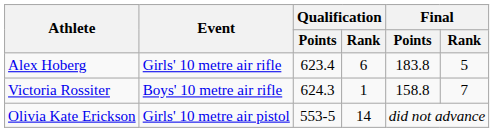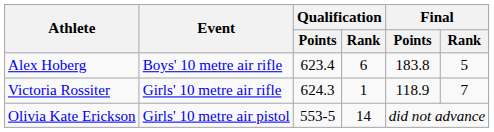(212, 65) Girls' 10 metre air rifle -> (212, 65) Boys' 10 metre air rifle
(212, 90) Boys' 10 metre air rifle -> (212, 90) Girls' 10 metre air rifle
(413, 90) 158.8 -> (413, 90) 118.9
